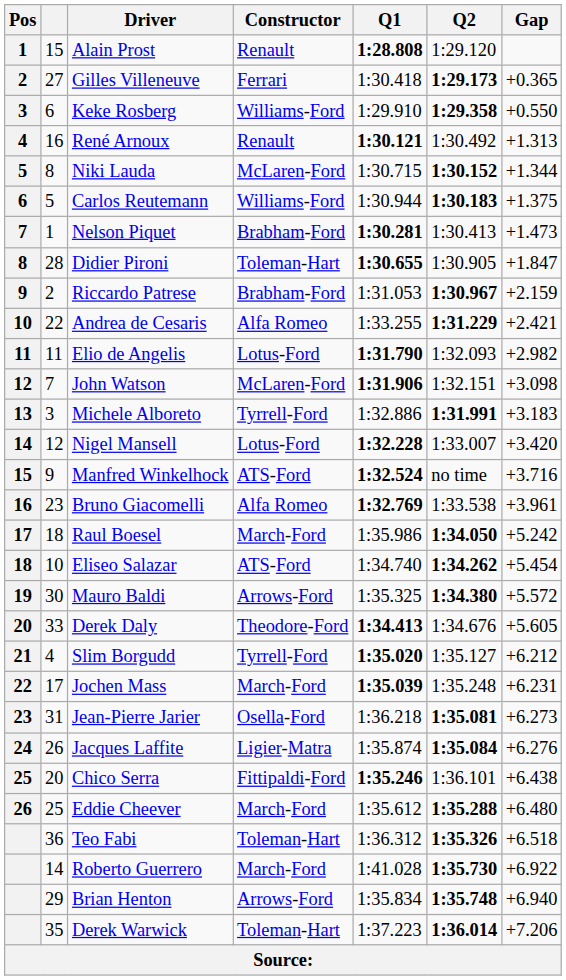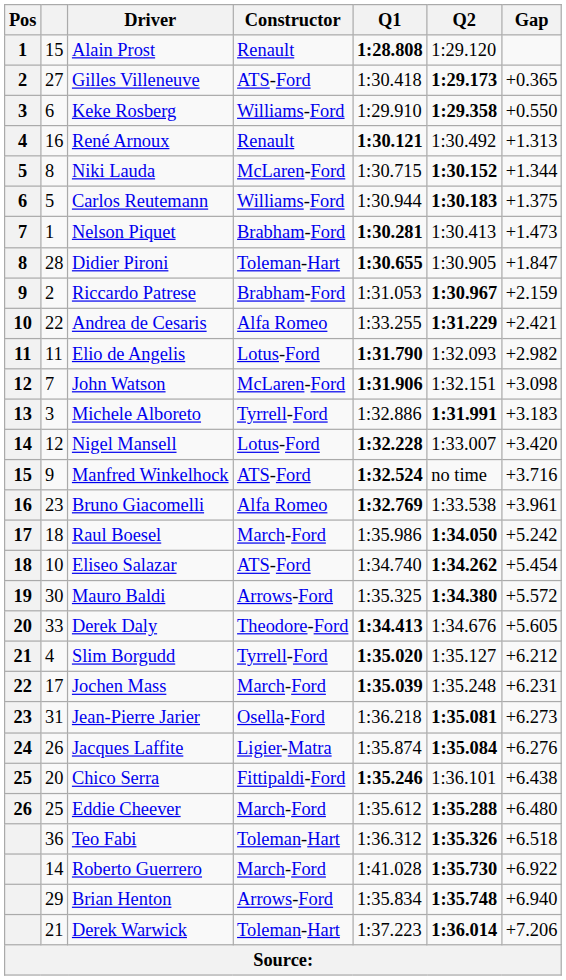(262, 80) Ferrari -> (274, 80) ATS-Ford
(54, 929) 35 -> (54, 929) 21
